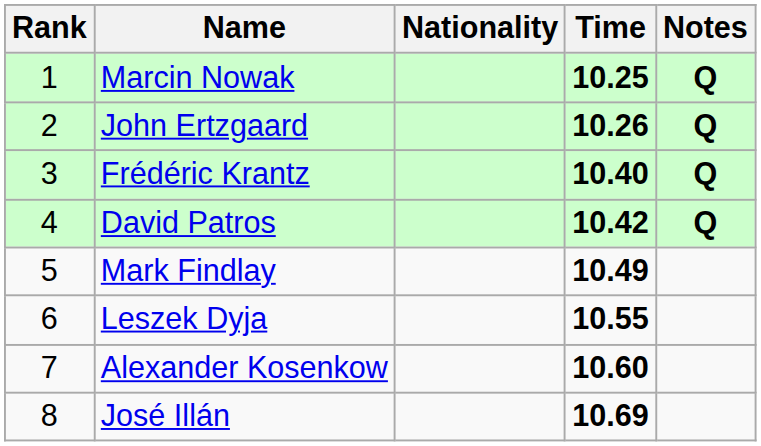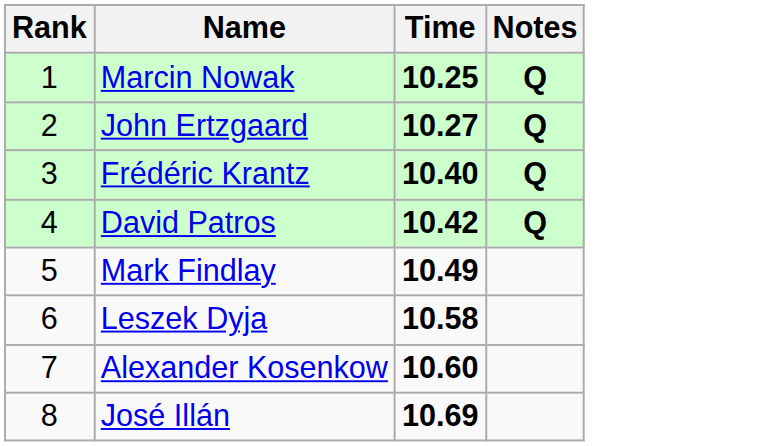- column: (480, 28)
(611, 125) 10.26 -> (440, 125) 10.27
(611, 319) 10.55 -> (440, 319) 10.58
